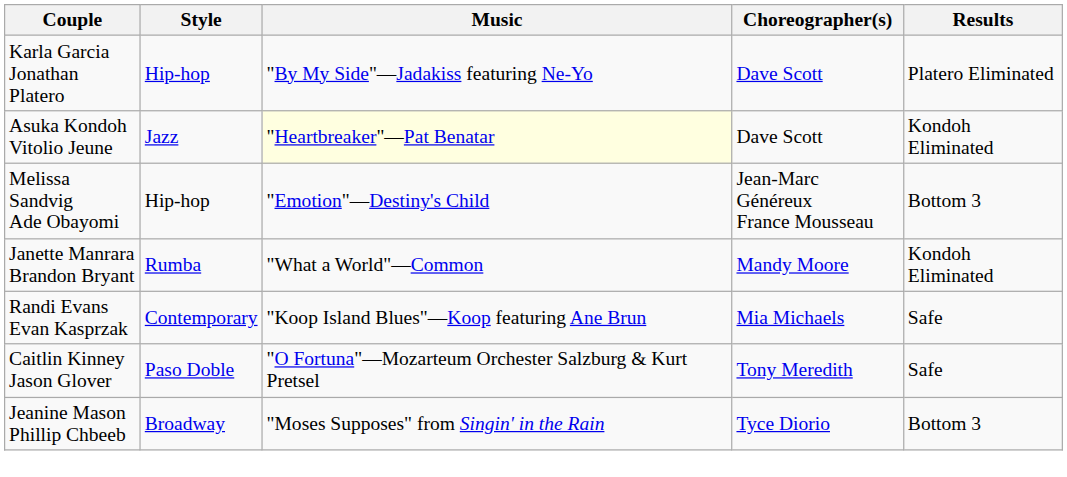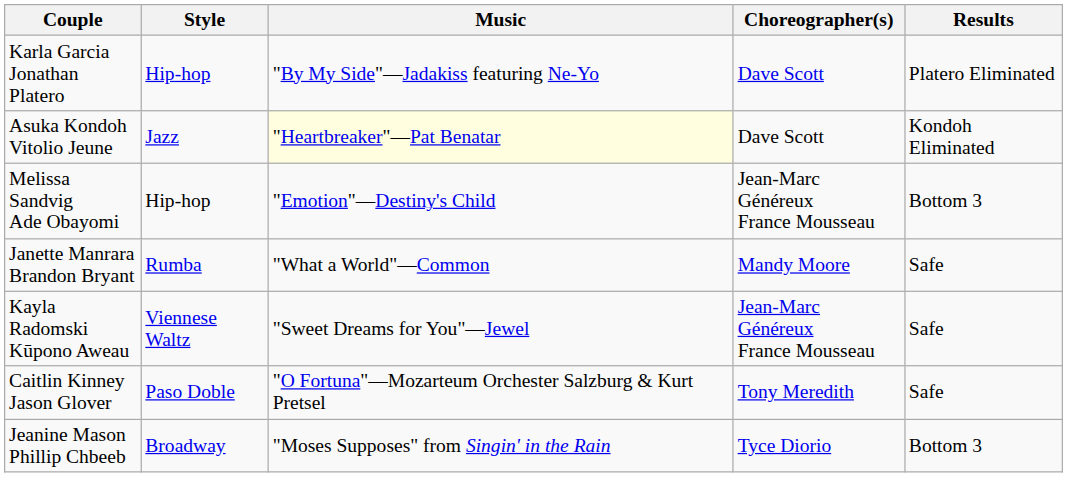(951, 264) Kondoh Eliminated -> (926, 264) Safe
+ row: (69, 328)
- row: (68, 317)
